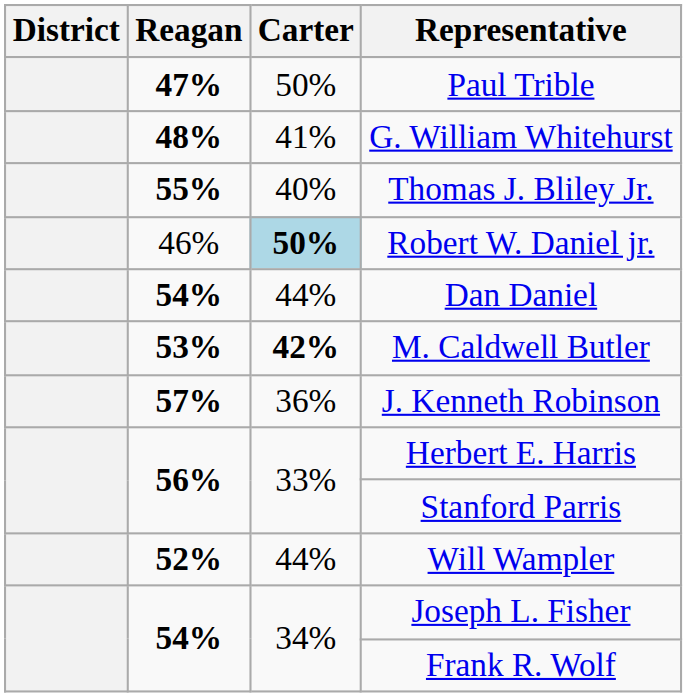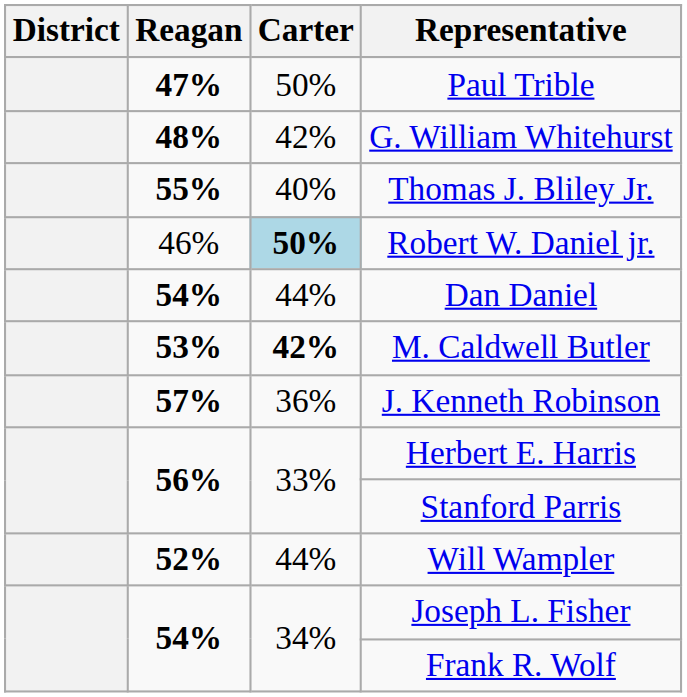(306, 136) 41% -> (306, 136) 42%
